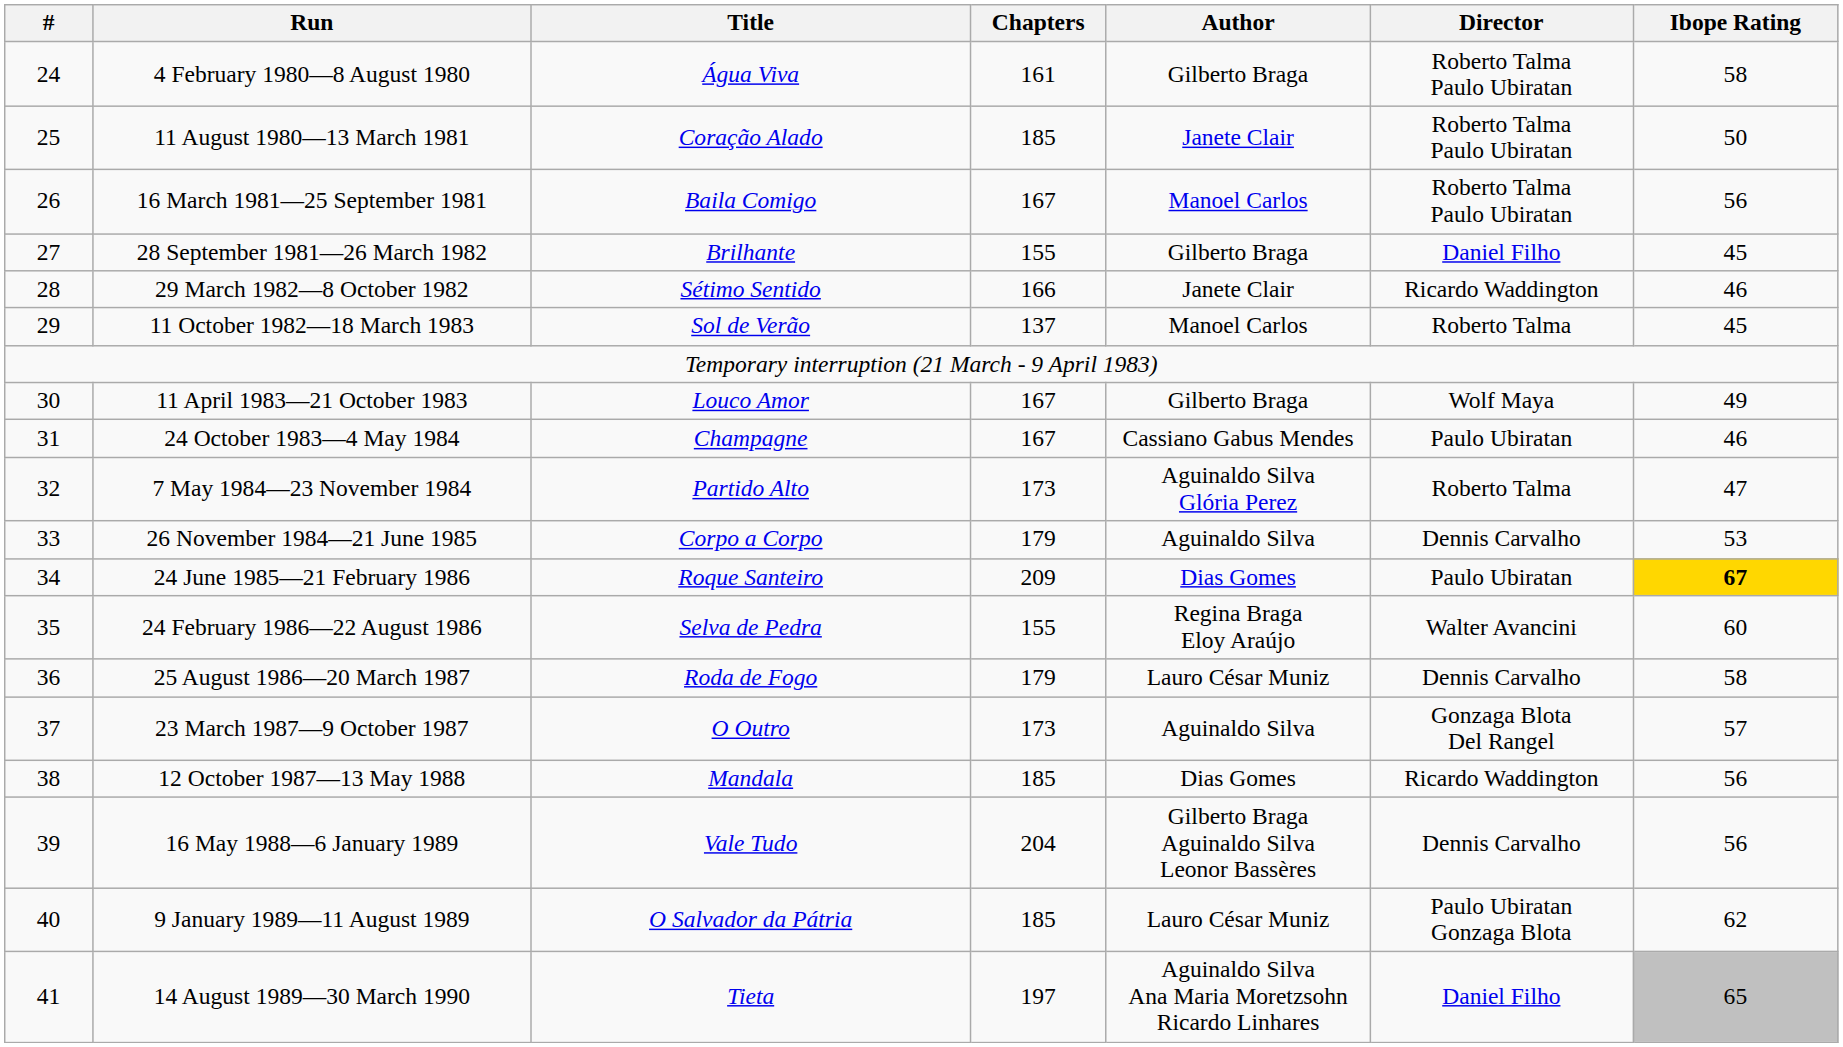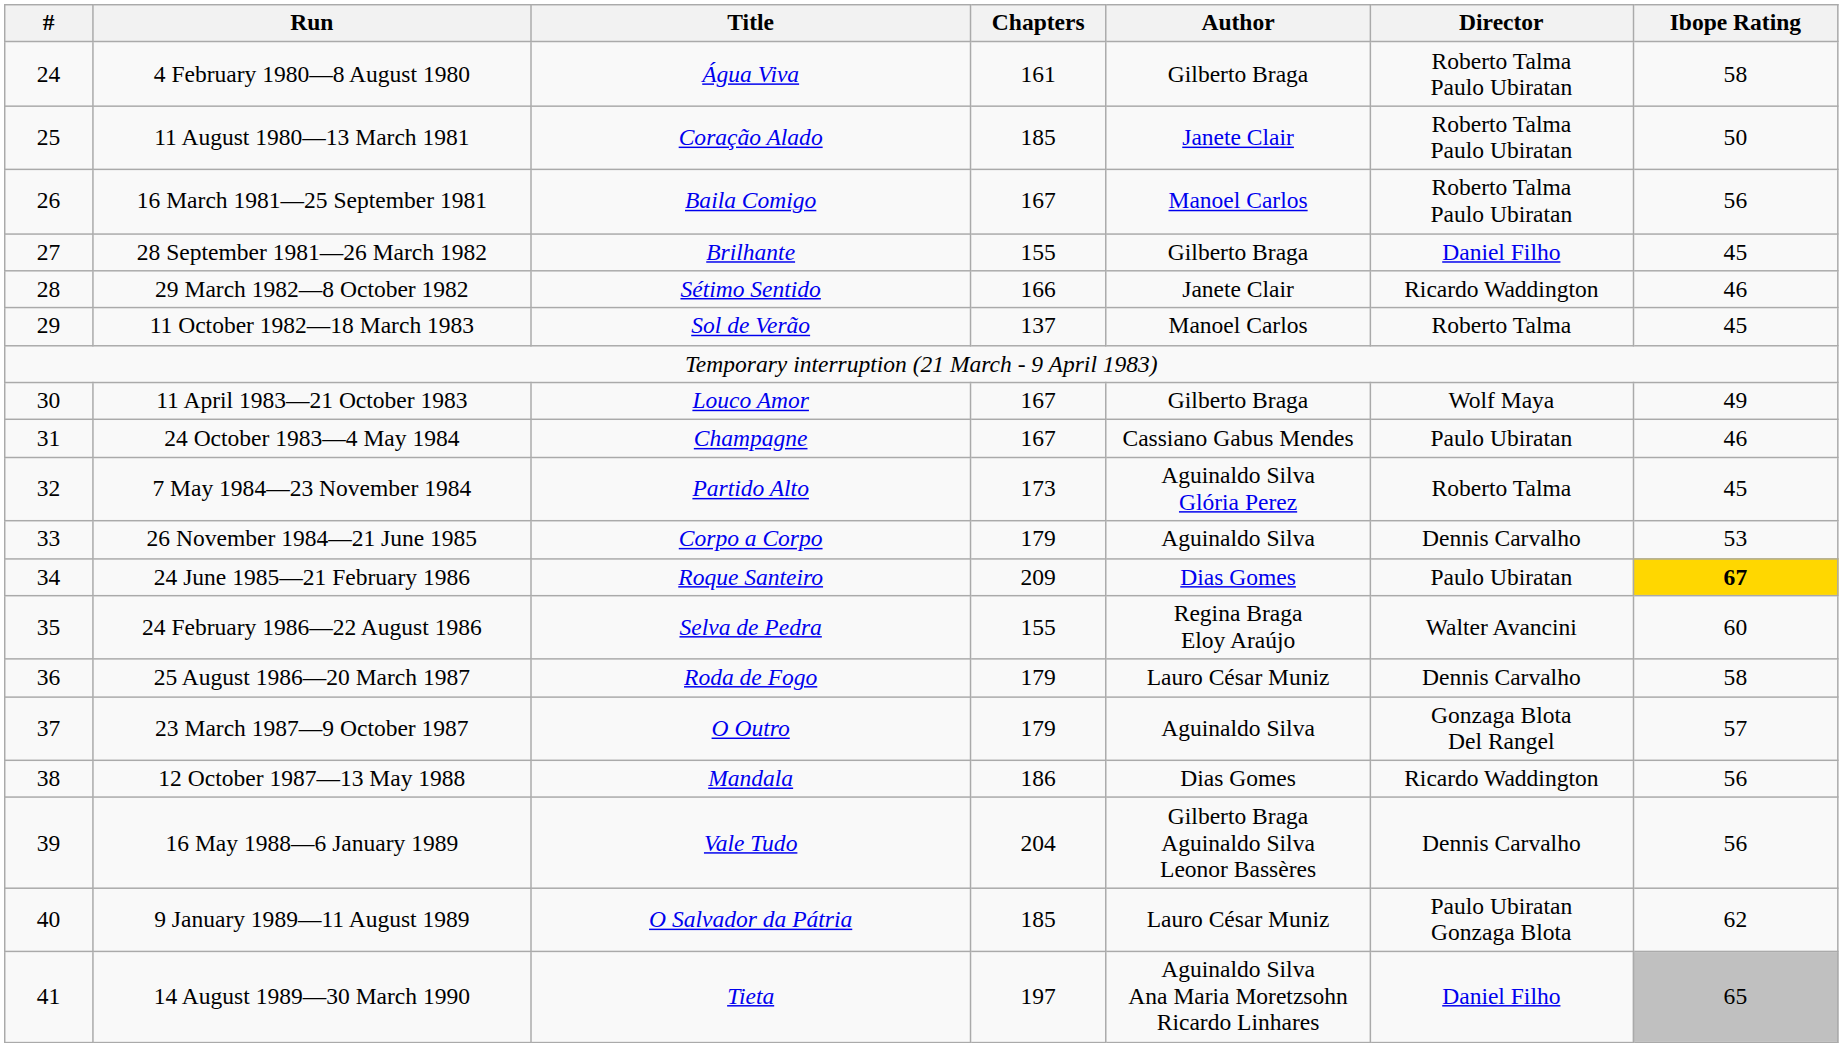(1735, 488) 47 -> (1735, 488) 45
(1038, 728) 173 -> (1038, 728) 179
(1038, 778) 185 -> (1038, 778) 186
